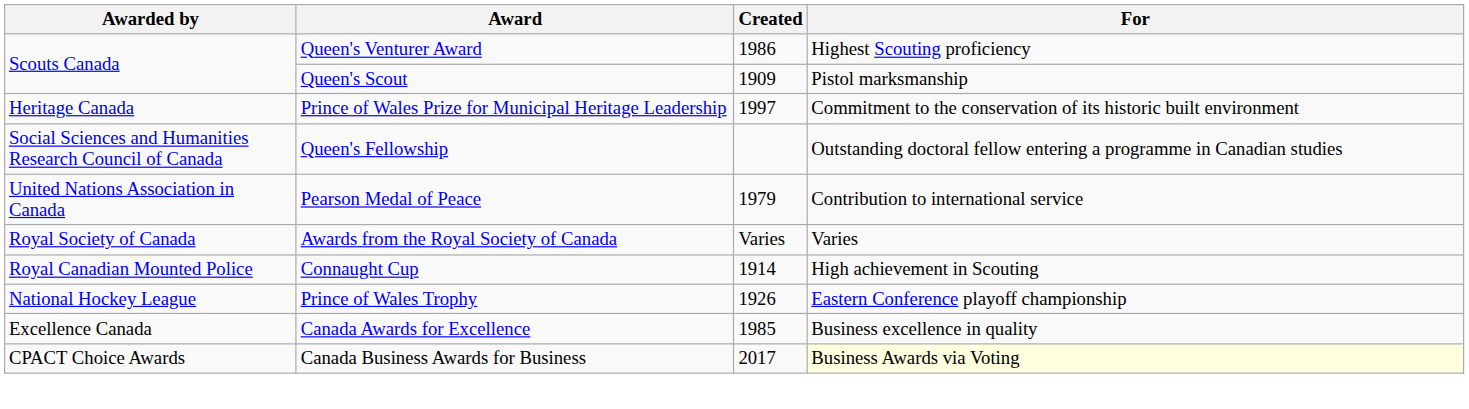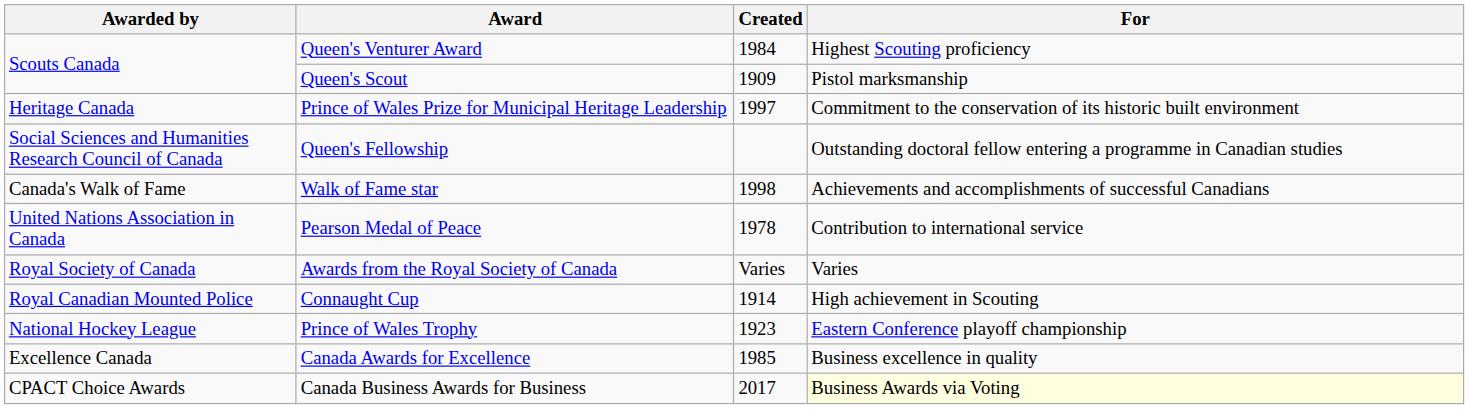(757, 49) 1986 -> (757, 49) 1984
+ row: (369, 188)
(757, 199) 1979 -> (757, 229) 1978
(757, 298) 1926 -> (757, 328) 1923
